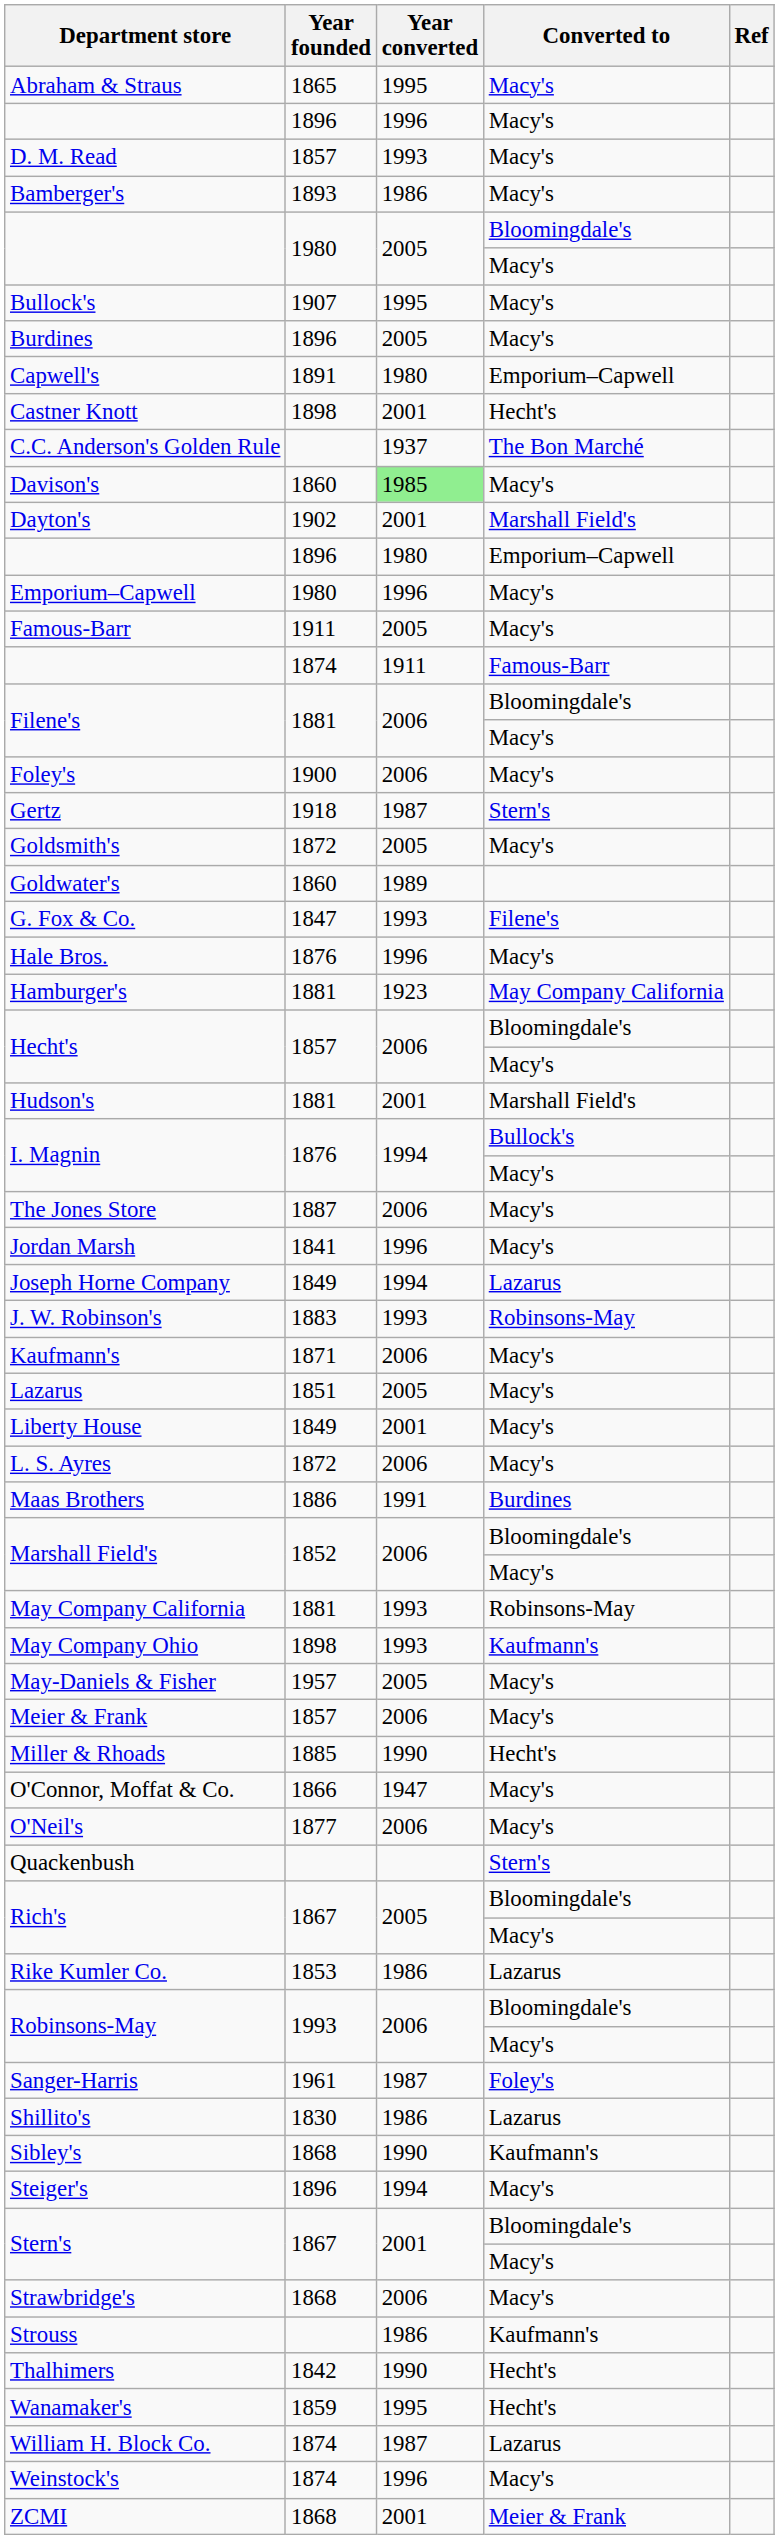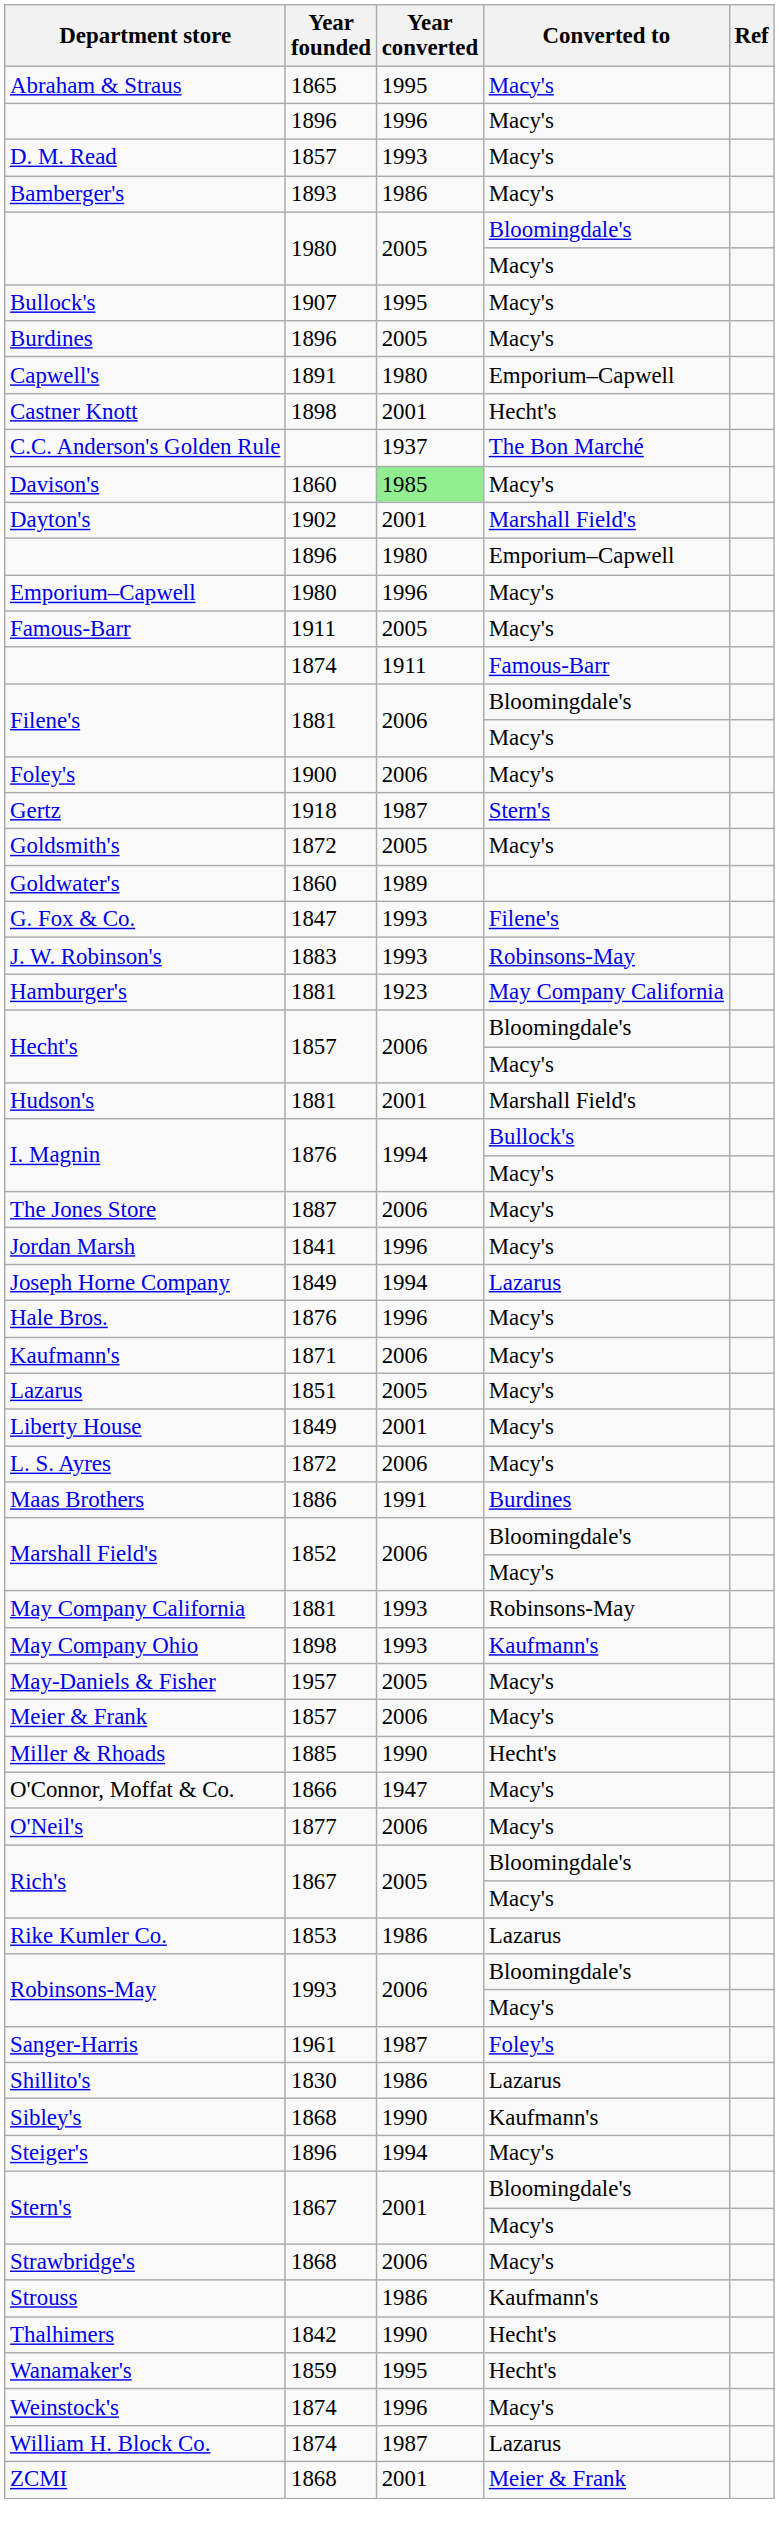rows swapped: (59, 955) <-> (86, 1318)
- row: (72, 1862)
rows swapped: (65, 2479) <-> (110, 2443)
